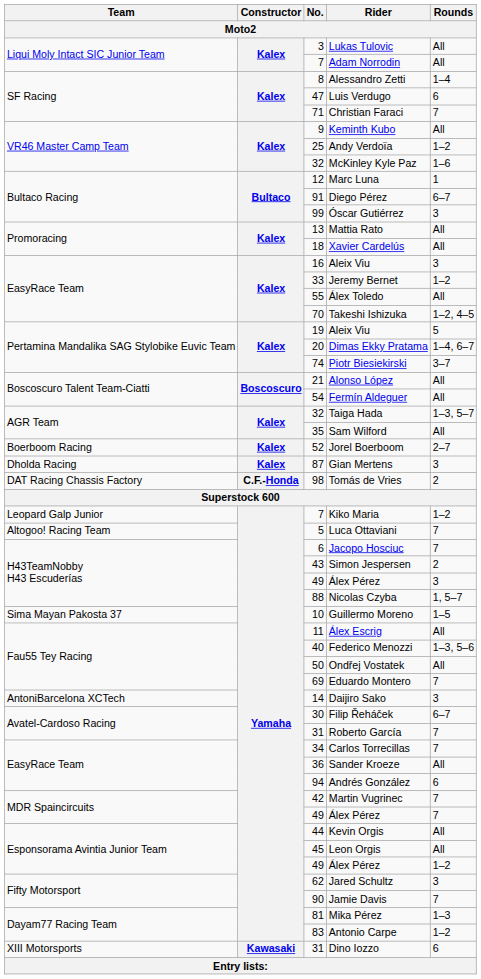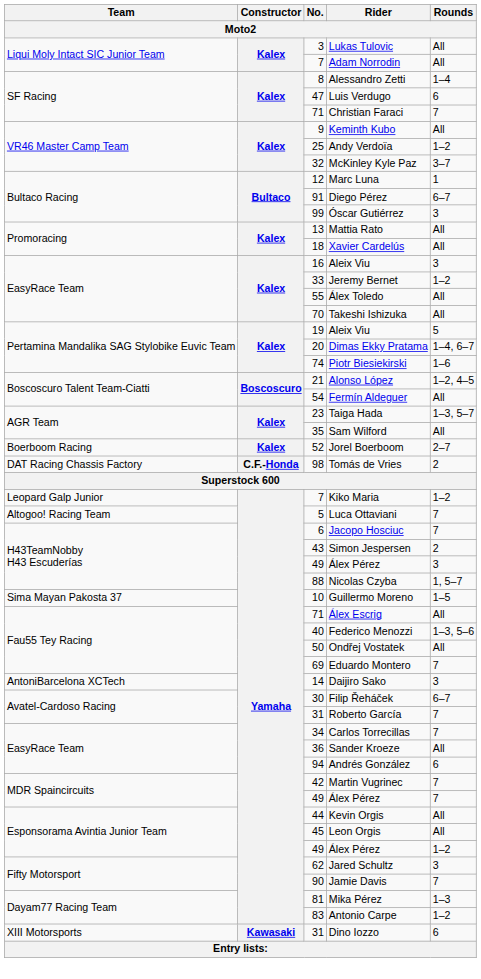(442, 163) 1–6 -> (442, 163) 3–7
(453, 313) 1–2, 4–5 -> (439, 313) All
(442, 363) 3–7 -> (442, 363) 1–6
(439, 380) All -> (453, 380) 1–2, 4–5
(318, 414) 32 -> (318, 414) 23
- row: (42, 464)
(318, 631) 11 -> (318, 614) 71
